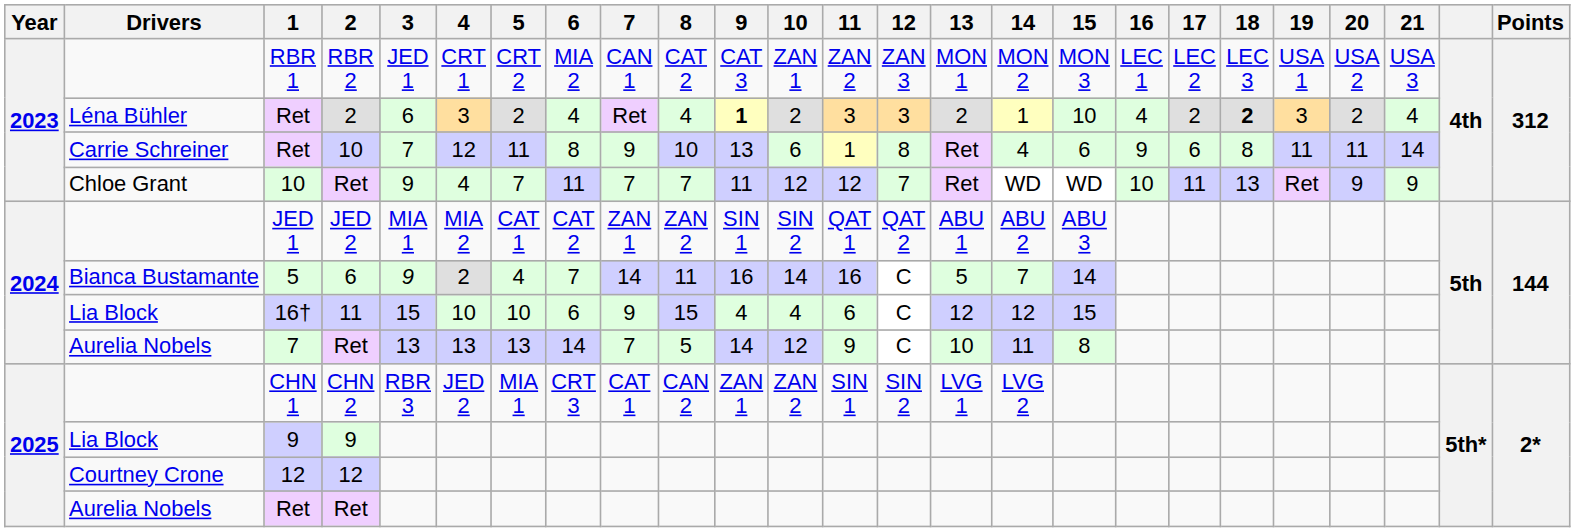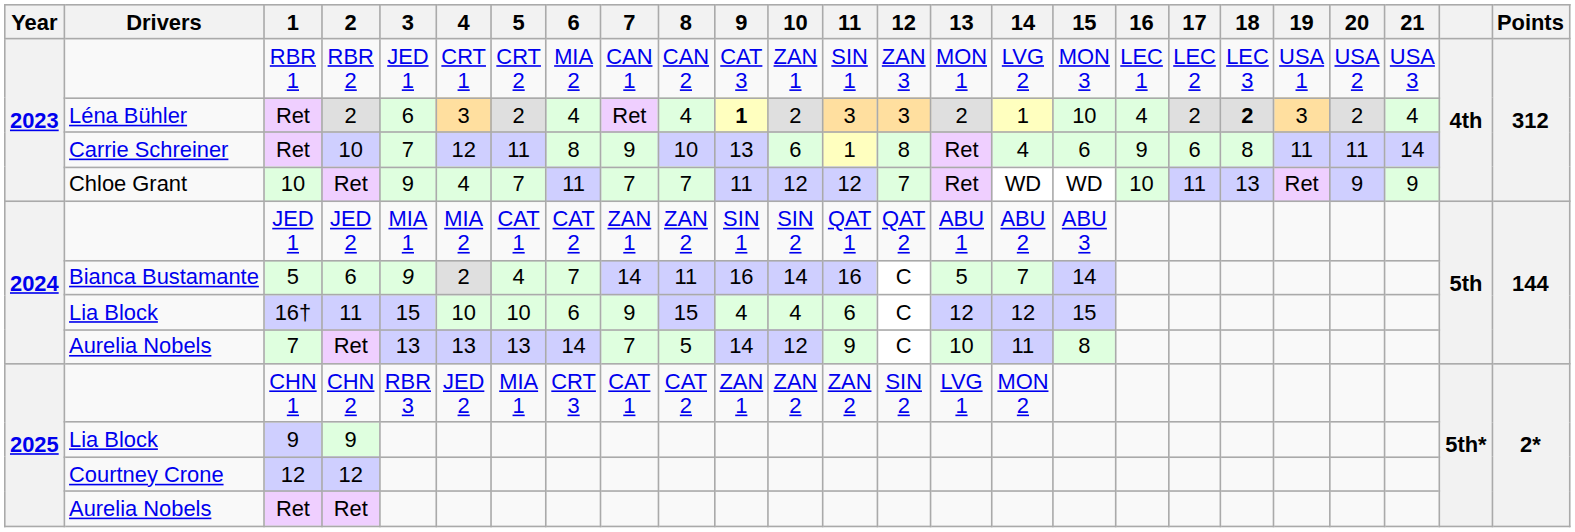(686, 68) CAT 2 -> (686, 68) CAN 2
(850, 68) ZAN 2 -> (850, 68) SIN 1
(1023, 68) MON 2 -> (1023, 68) LVG 2
(686, 393) CAN 2 -> (686, 393) CAT 2
(850, 393) SIN 1 -> (850, 393) ZAN 2
(1023, 393) LVG 2 -> (1023, 393) MON 2
